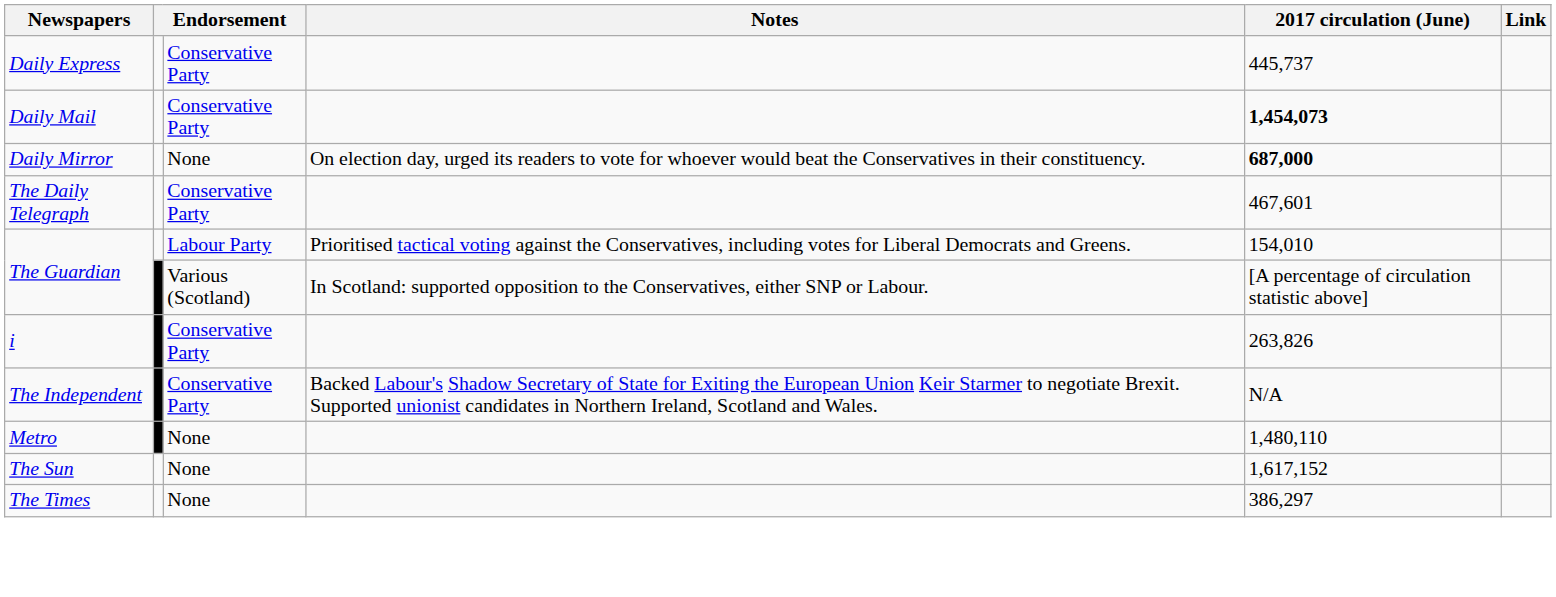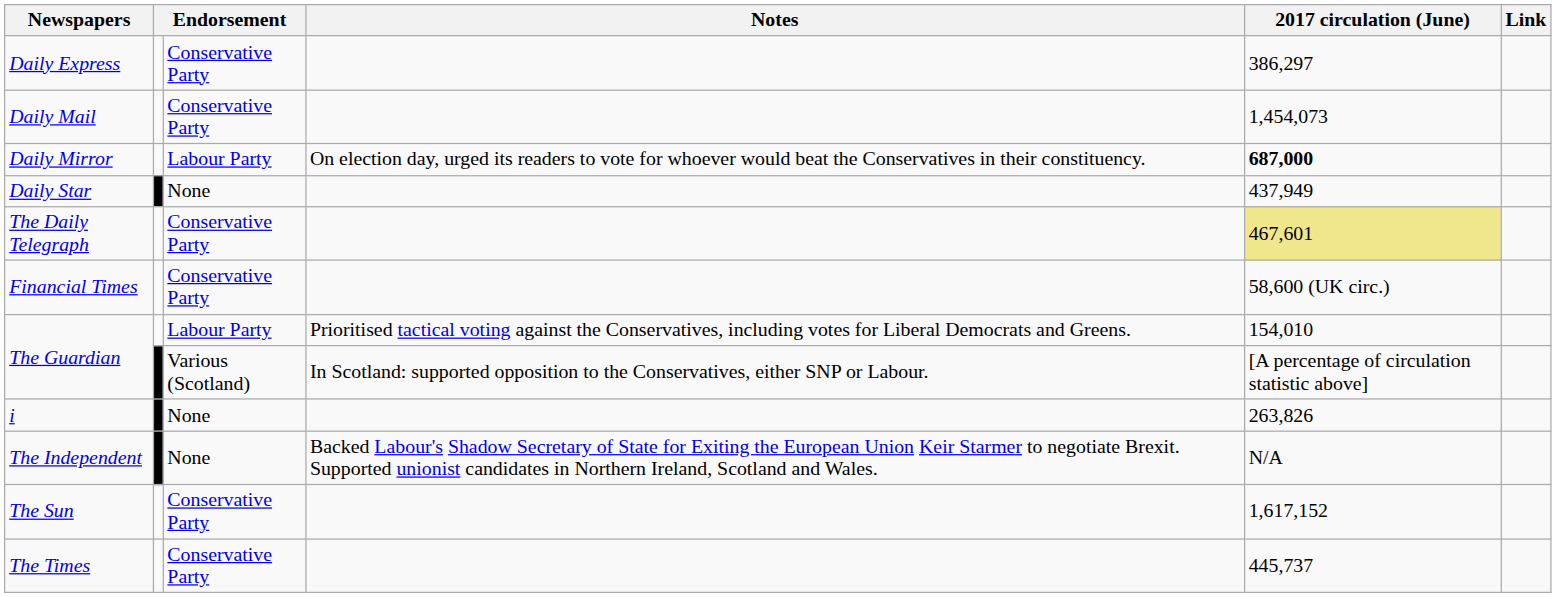(1281, 62) 445,737 -> (1281, 62) 386,297
(1288, 116) bold -> (1288, 116) normal
(189, 159) None -> (219, 159) Labour Party
+ row: (50, 190)
(1281, 201) no background -> (1281, 233) khaki background
+ row: (73, 287)
(220, 340) Conservative Party -> (189, 415) None
(220, 394) Conservative Party -> (189, 457) None
- row: (33, 437)
(189, 468) None -> (220, 511) Conservative Party
(189, 500) None -> (220, 565) Conservative Party
(1281, 500) 386,297 -> (1281, 565) 445,737
